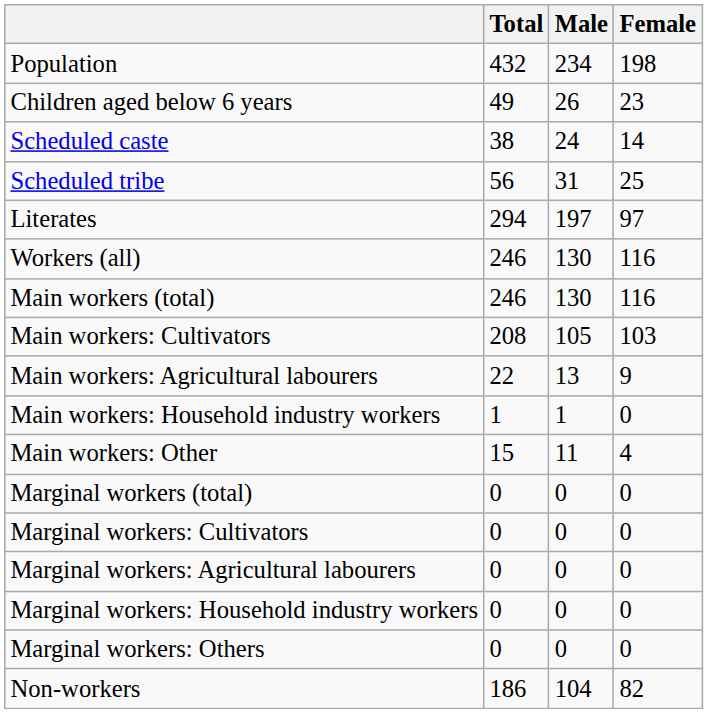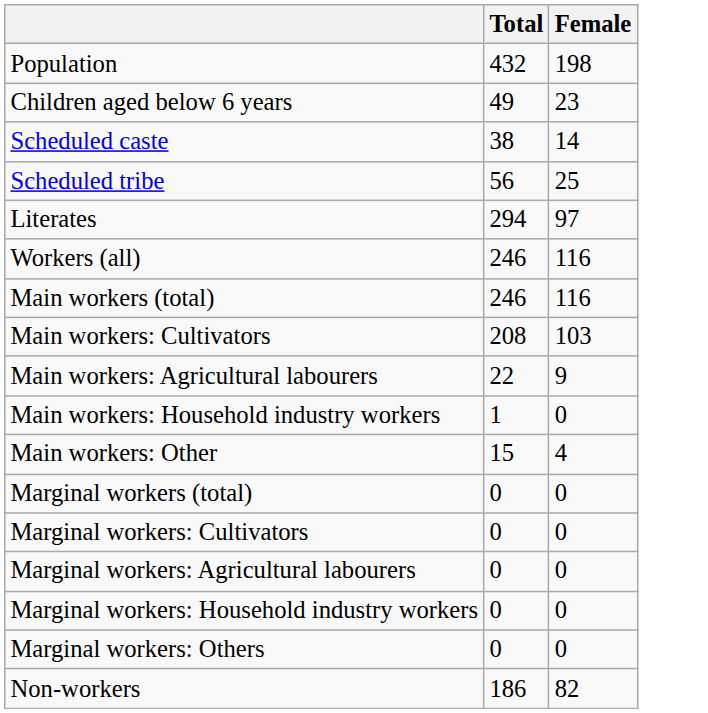- column: (581, 24)
